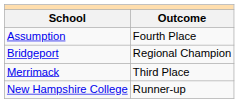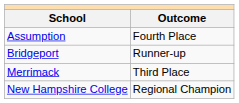(182, 54) Regional Champion -> (159, 54) Runner-up
(159, 89) Runner-up -> (182, 89) Regional Champion
